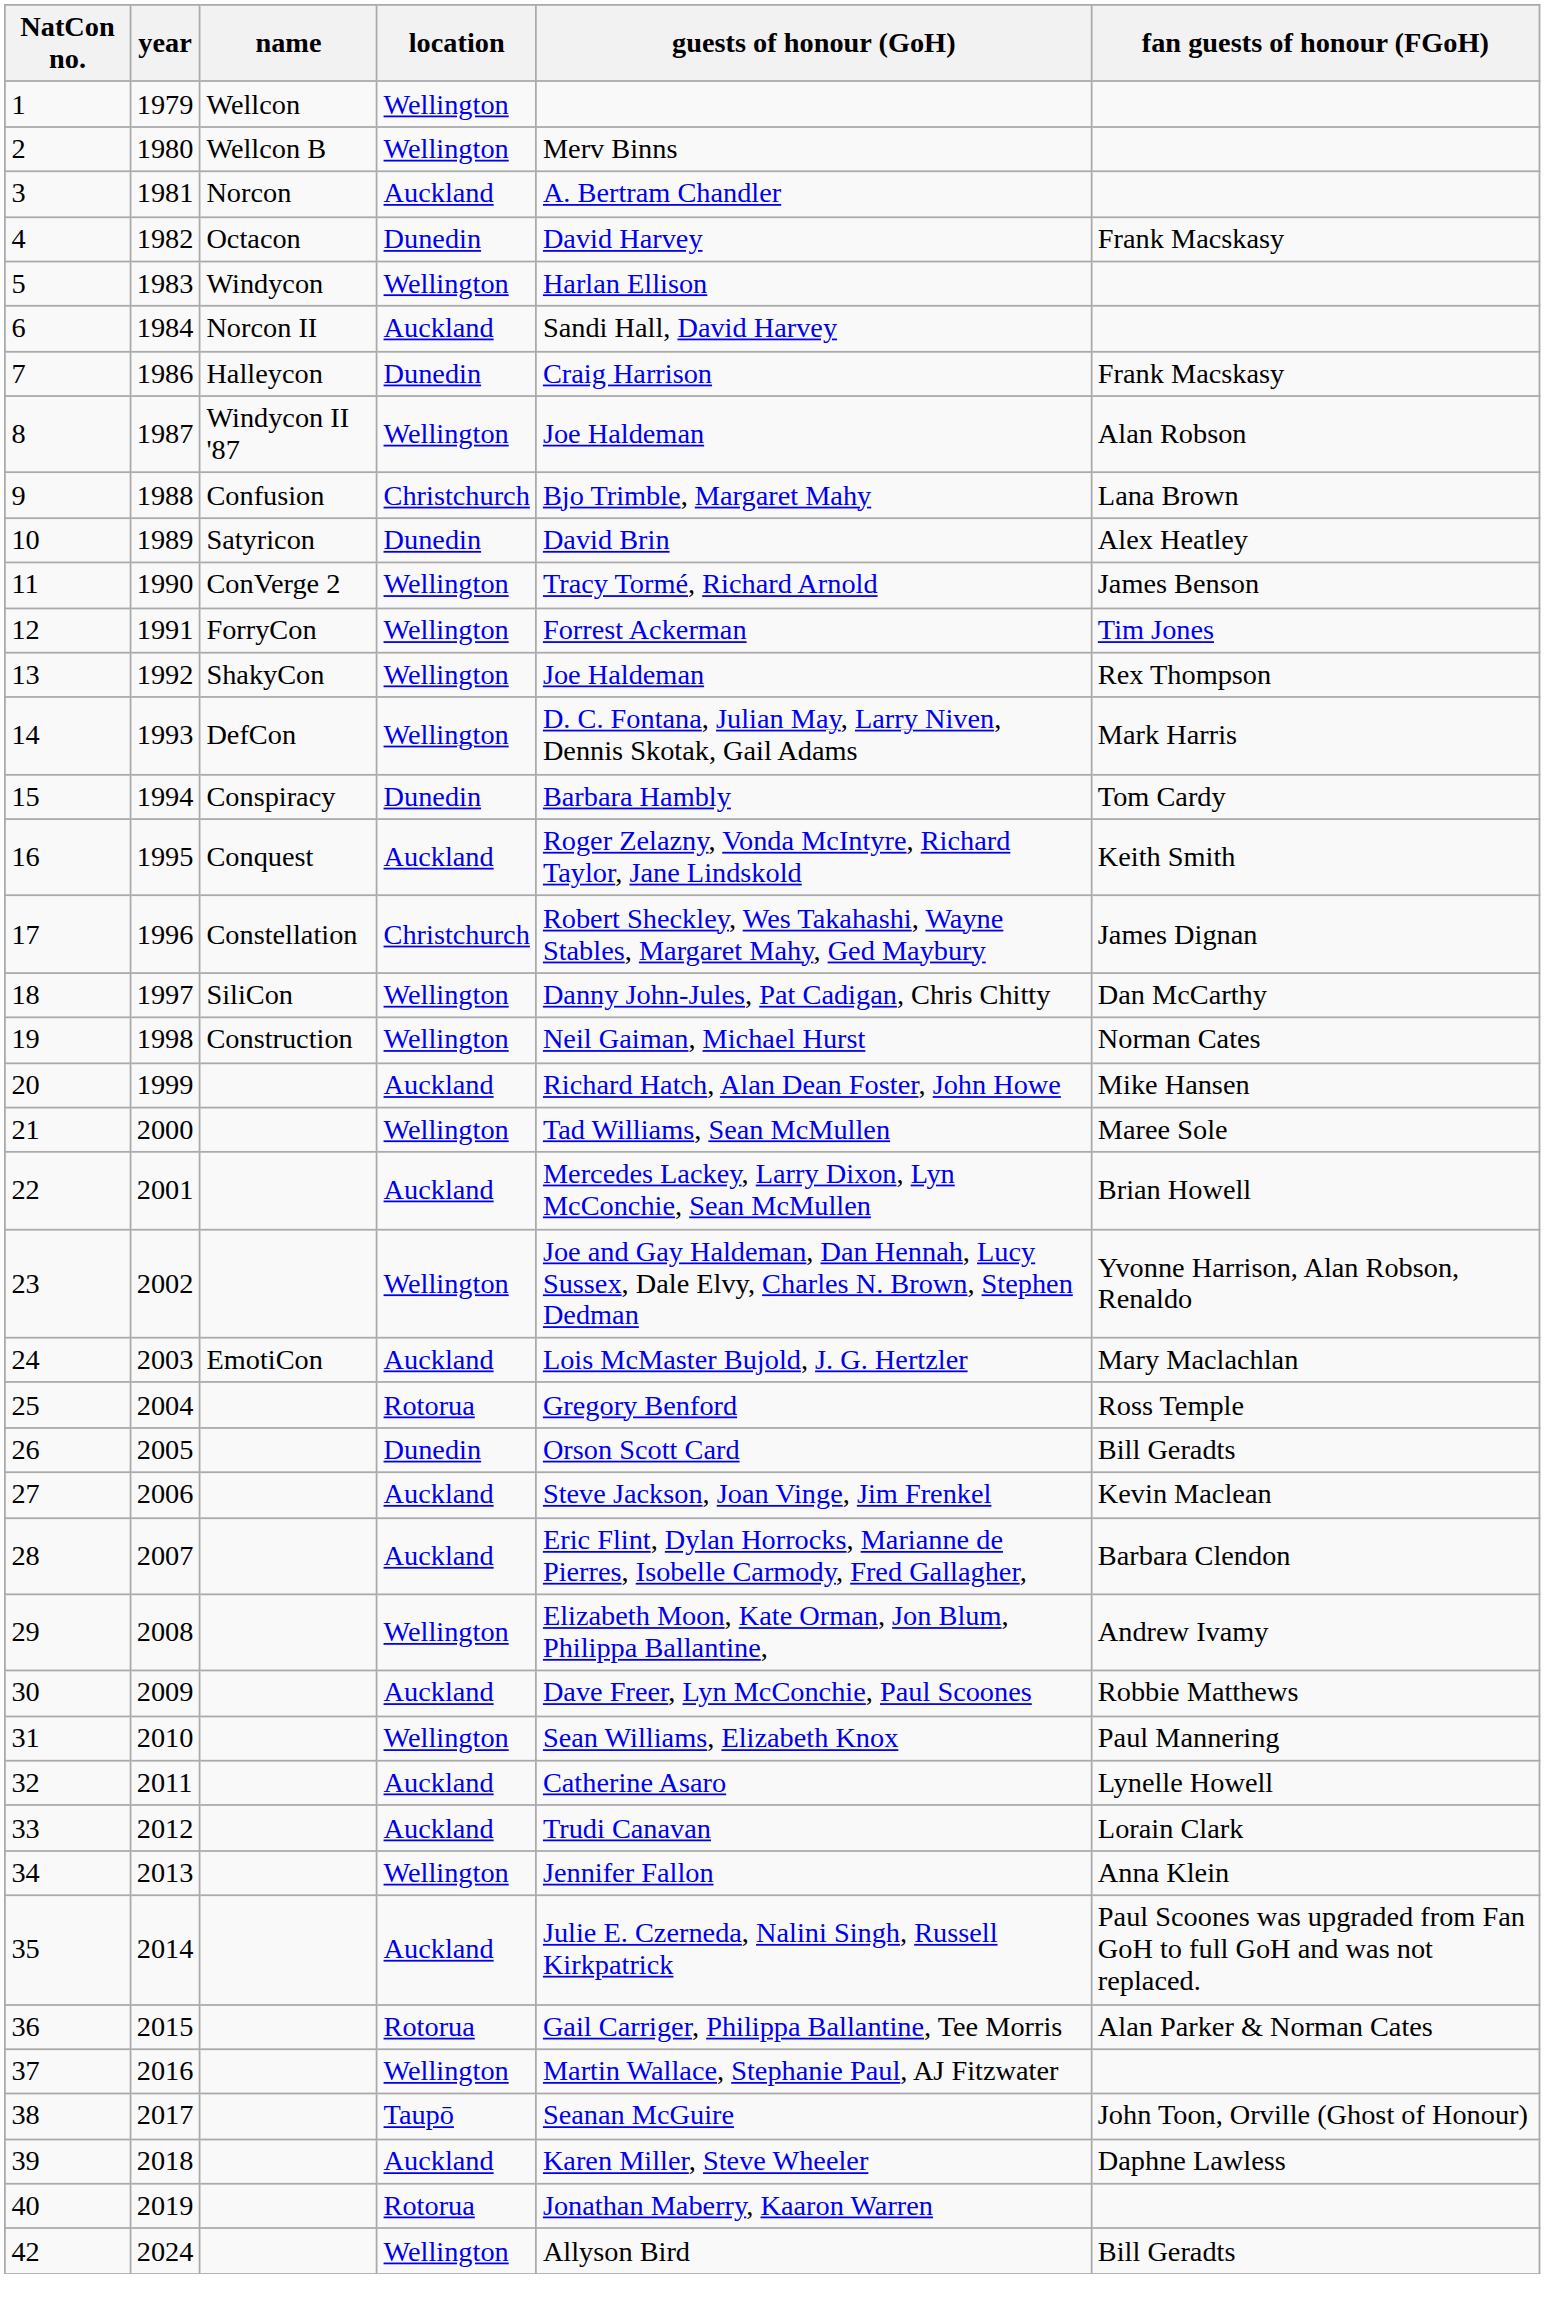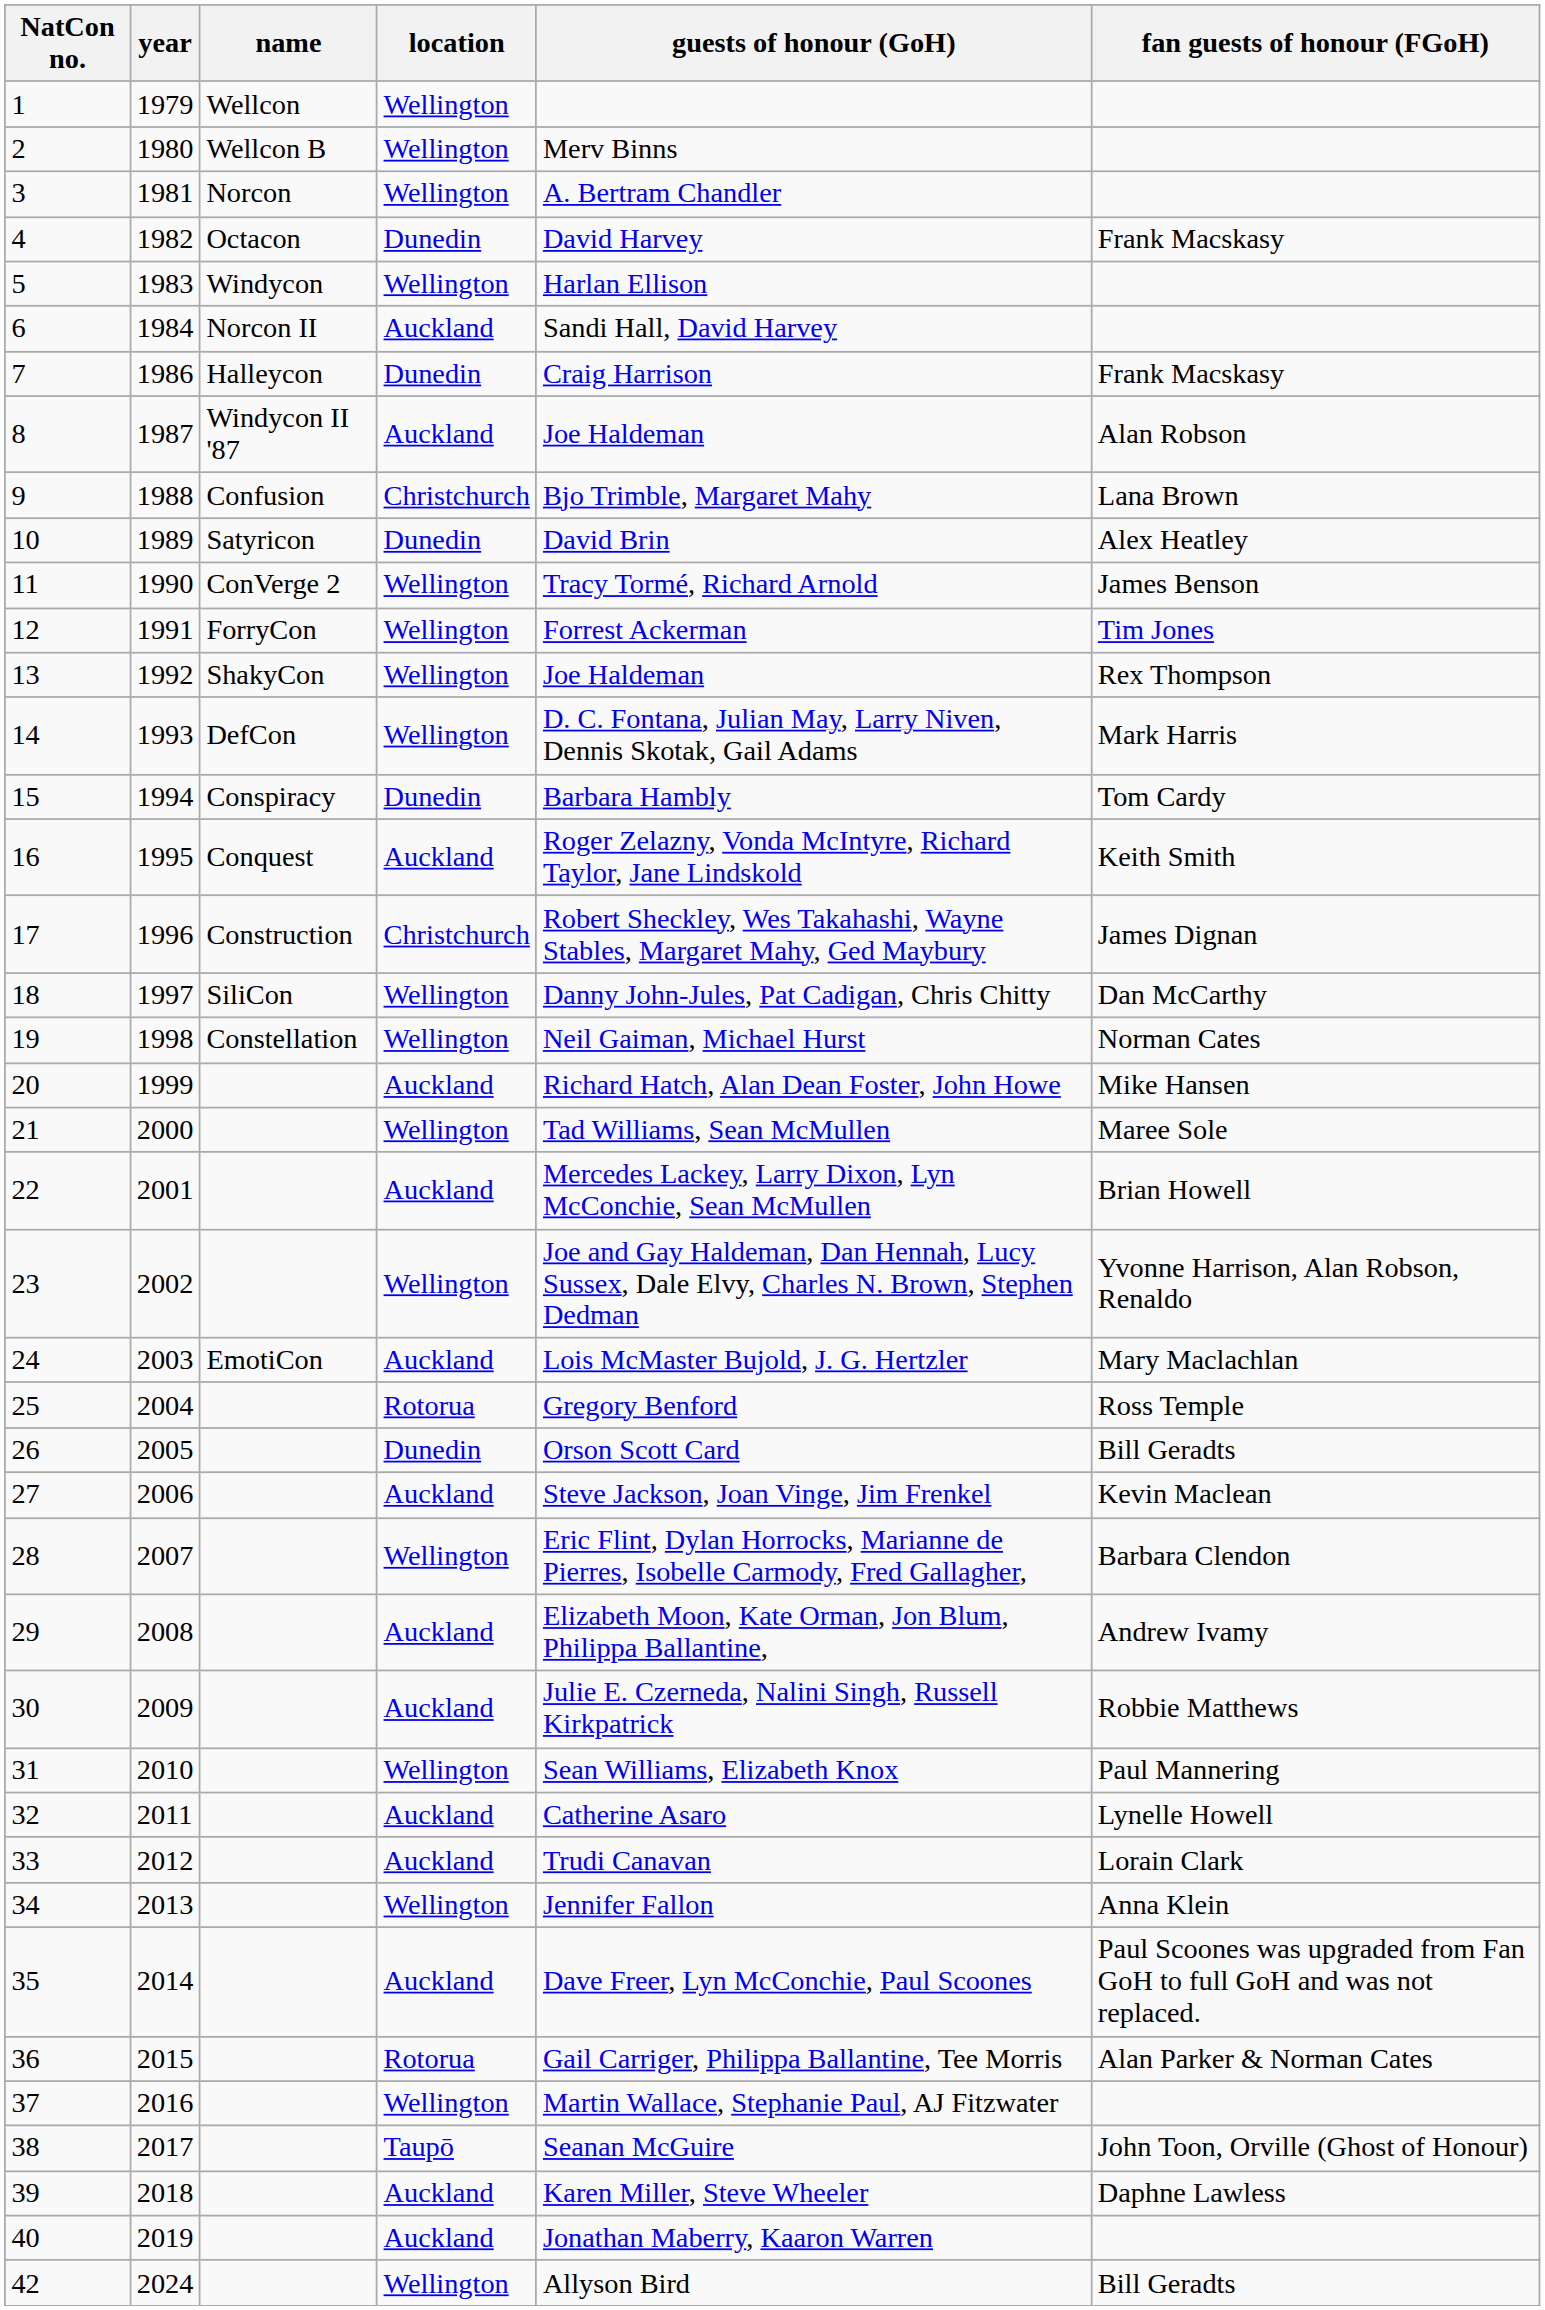(439, 193) Auckland -> (446, 193) Wellington
(446, 434) Wellington -> (439, 434) Auckland
(282, 933) Constellation -> (280, 933) Construction
(280, 1039) Construction -> (282, 1039) Constellation
(439, 1555) Auckland -> (446, 1555) Wellington
(446, 1632) Wellington -> (439, 1632) Auckland
(787, 1692) Dave Freer, Lyn McConchie, Paul Scoones -> (770, 1708) Julie E. Czerneda, Nalini Singh, Russell Kirkpatrick
(770, 1949) Julie E. Czerneda, Nalini Singh, Russell Kirkpatrick -> (787, 1981) Dave Freer, Lyn McConchie, Paul Scoones
(429, 2205) Rotorua -> (439, 2237) Auckland
